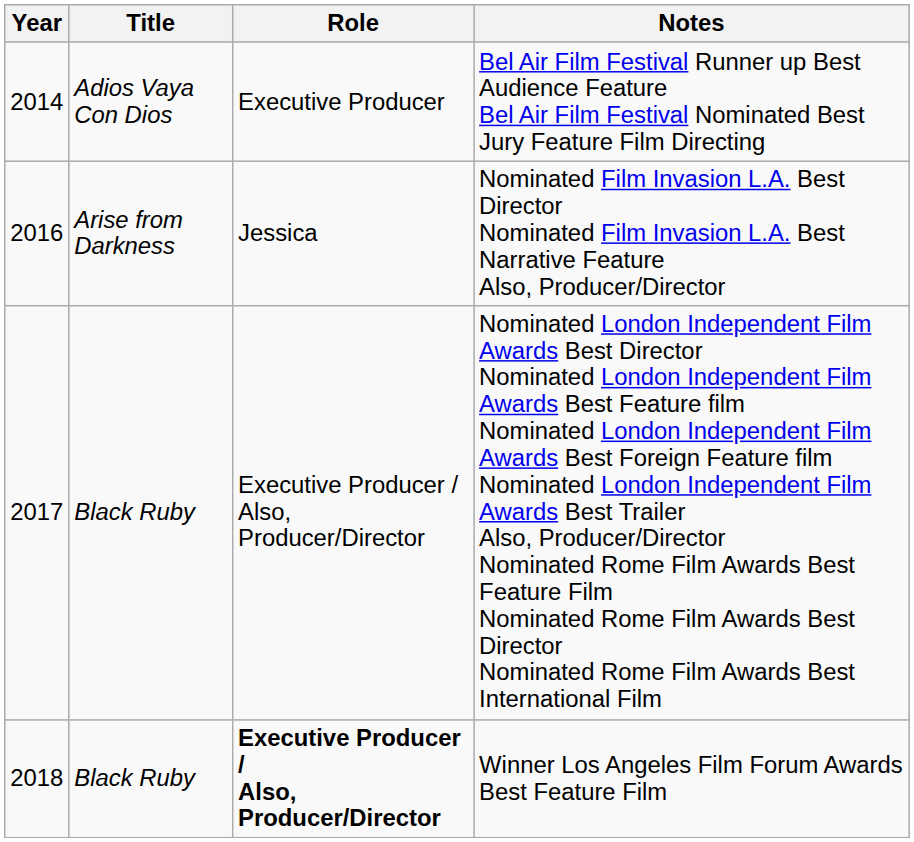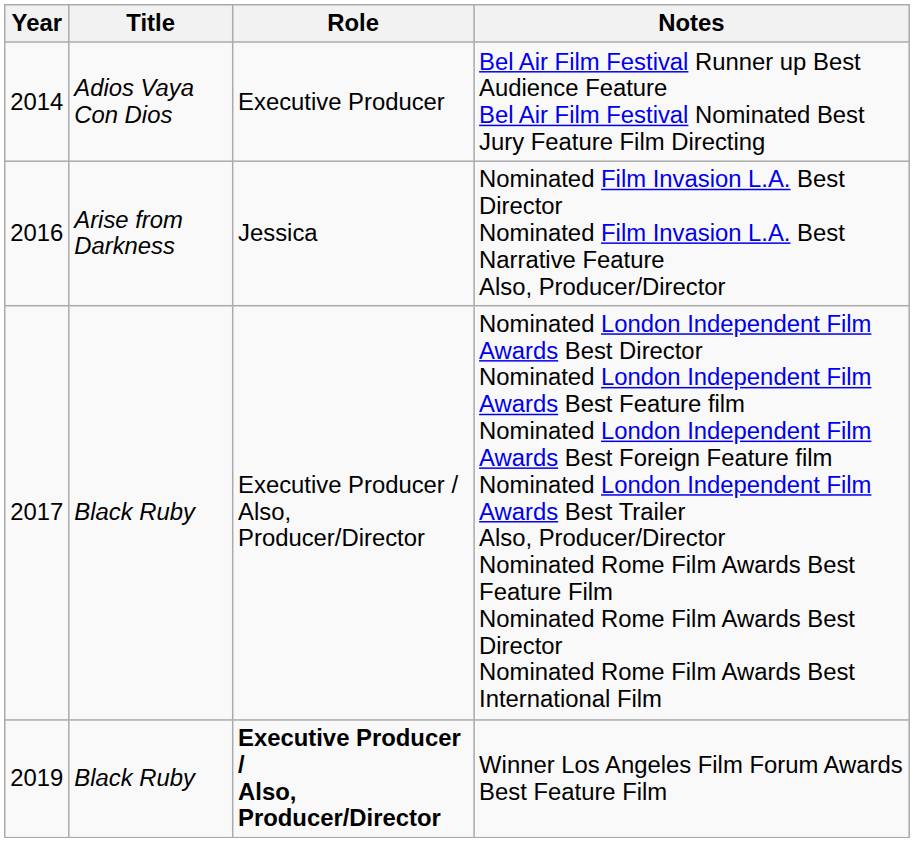(37, 778) 2018 -> (37, 778) 2019
